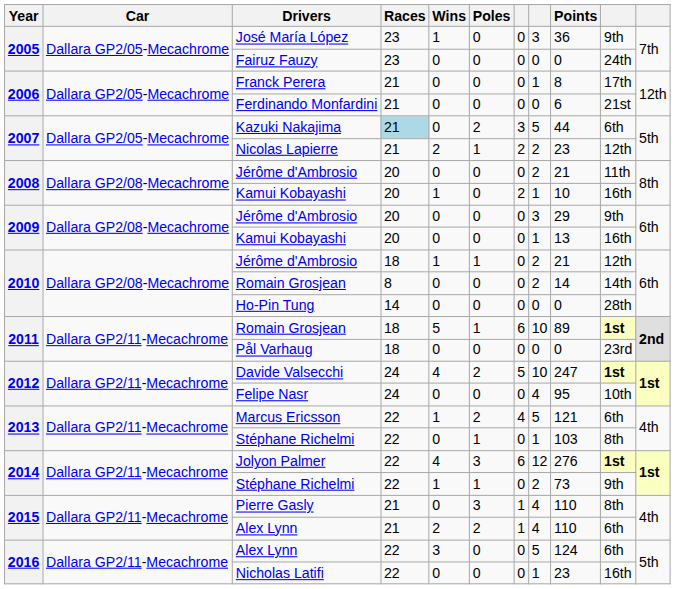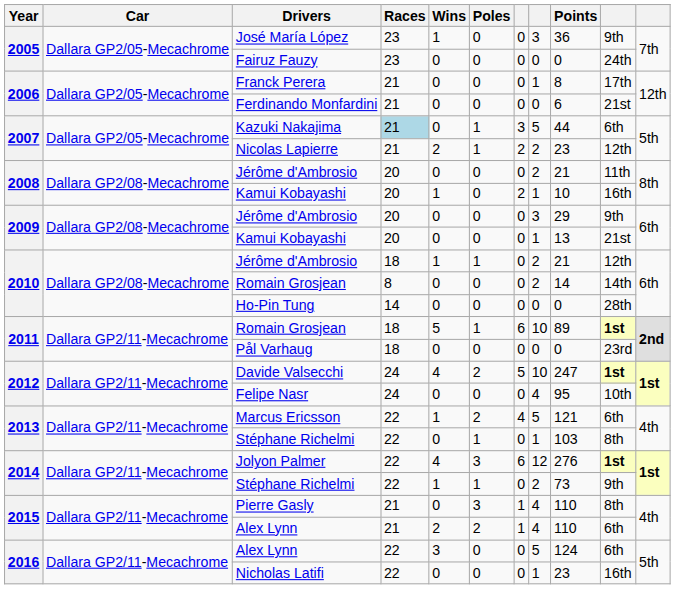(477, 127) 2 -> (477, 127) 1
(618, 238) 16th -> (617, 238) 21st
